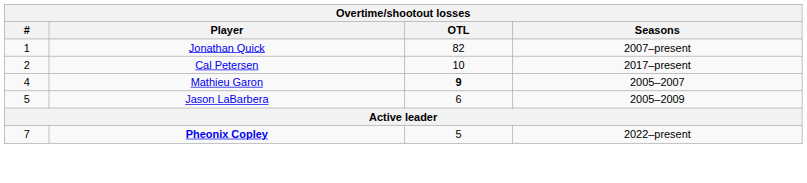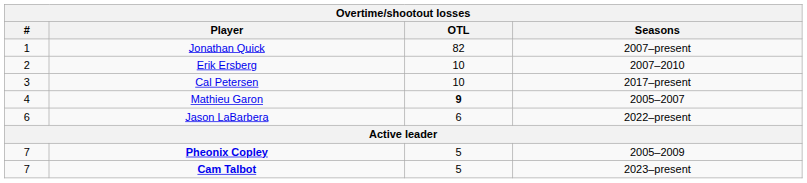+ row: (227, 65)
(27, 65) 2 -> (27, 83) 3
(27, 100) 5 -> (27, 117) 6
(657, 100) 2005–2009 -> (657, 117) 2022–present
(657, 134) 2022–present -> (657, 152) 2005–2009
+ row: (227, 169)
